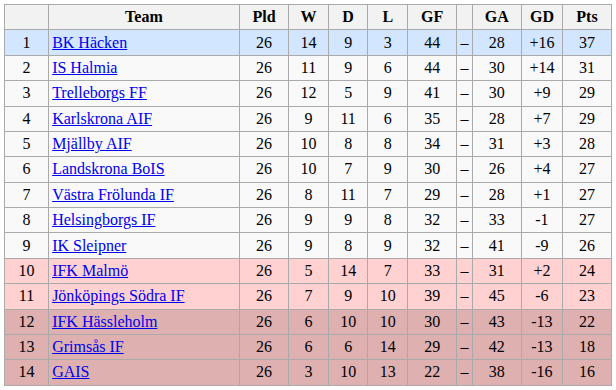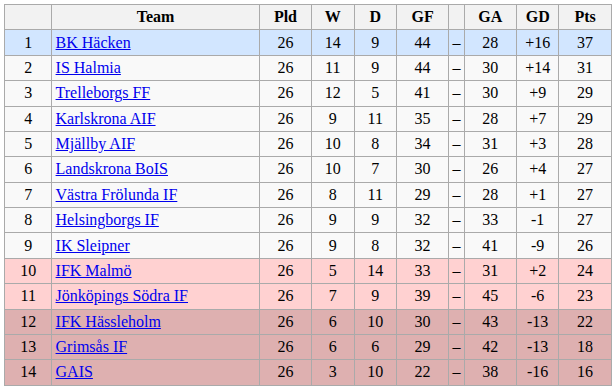- column: (388, 17)
